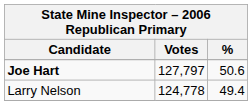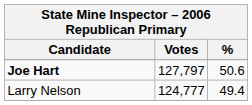(181, 91) 124,778 -> (181, 91) 124,777
